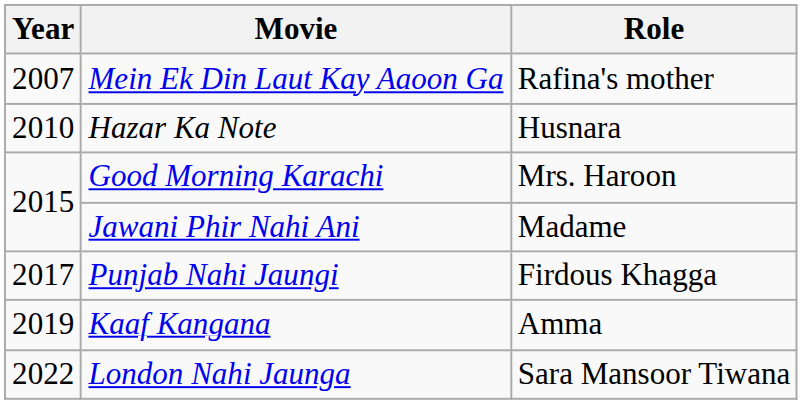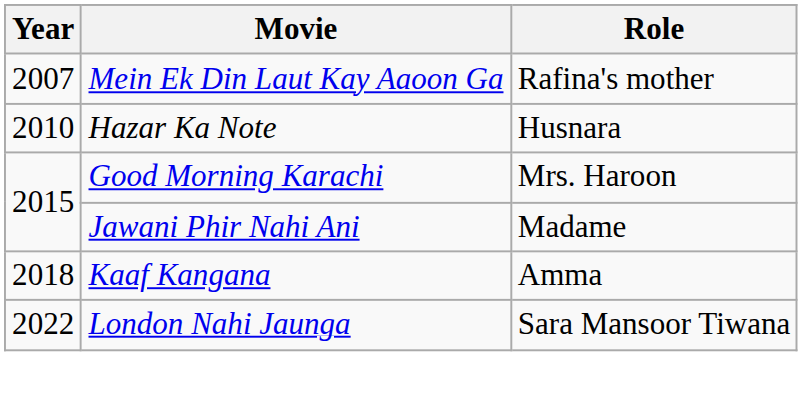- row: (214, 275)
(43, 324) 2019 -> (43, 275) 2018
